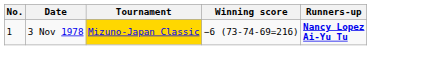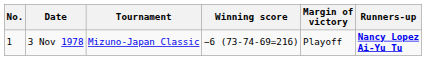+ column: (328, 17)
(144, 32) gold background -> (144, 43) no background
